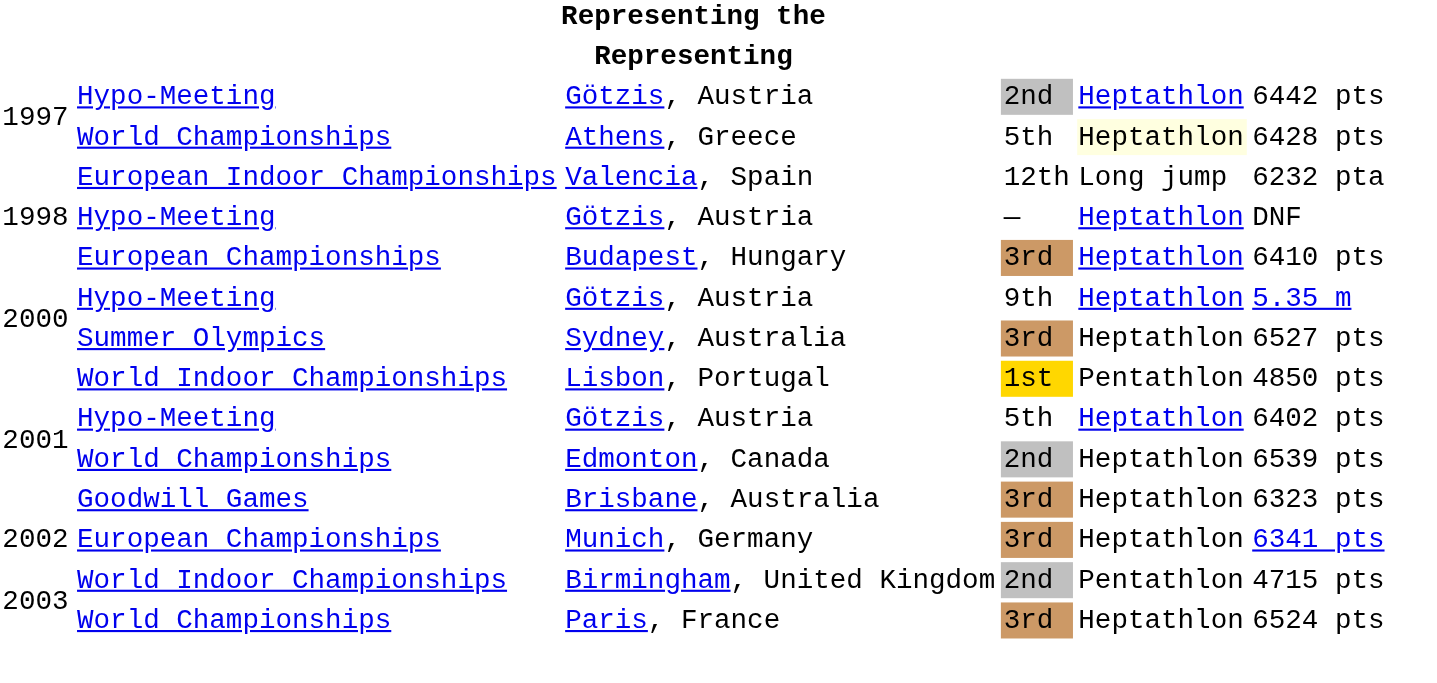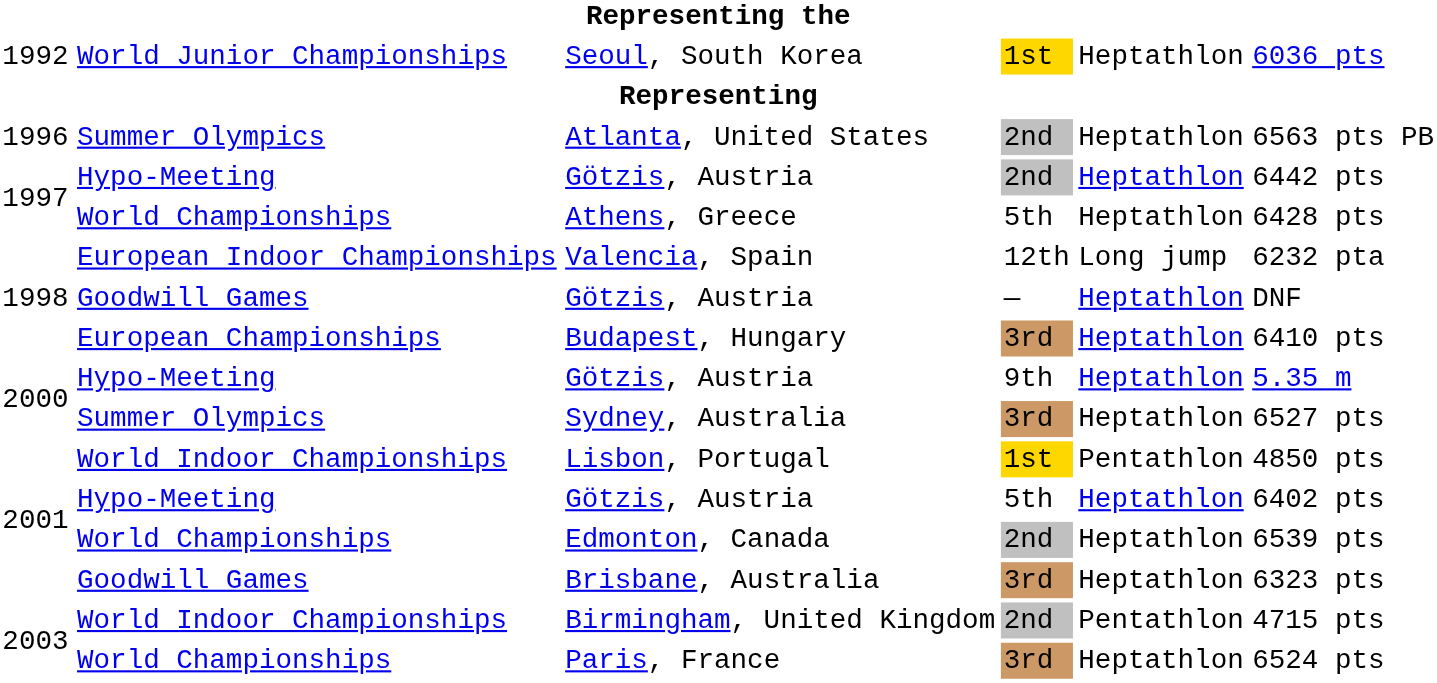+ row: (35, 57)
+ row: (35, 137)
(1161, 137) lightyellow background -> (1161, 218) no background
(176, 218) Hypo-Meeting -> (193, 298) Goodwill Games
- row: (35, 540)
